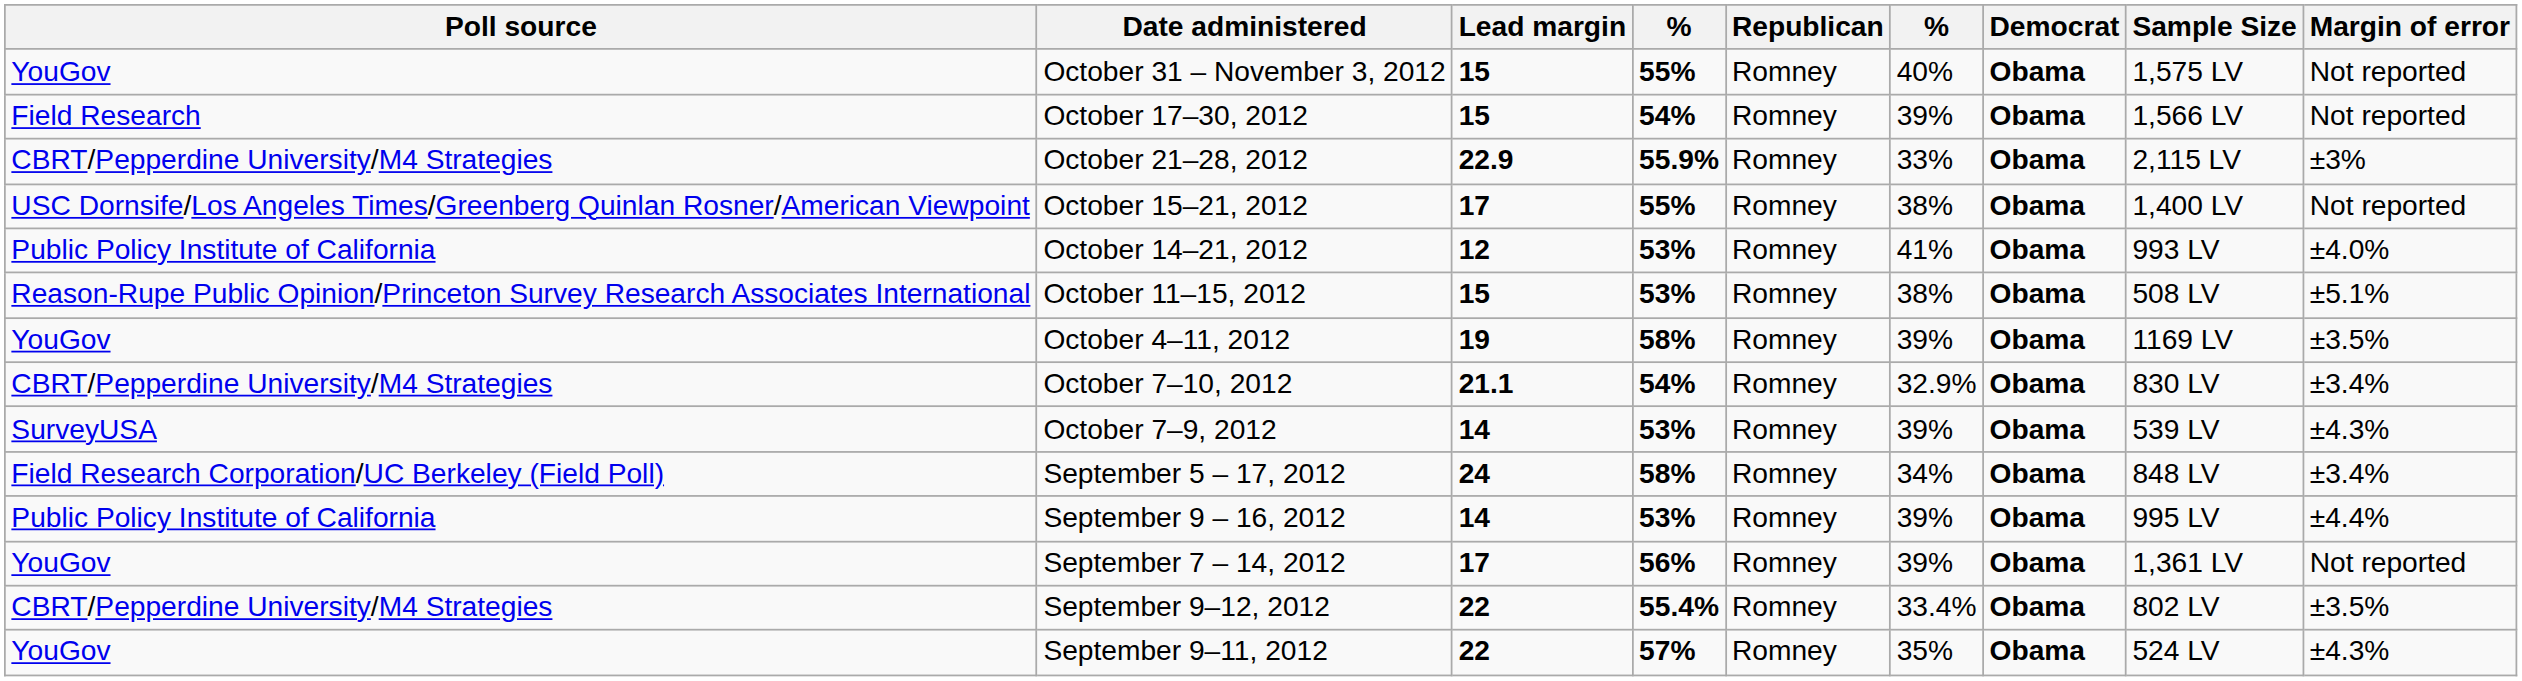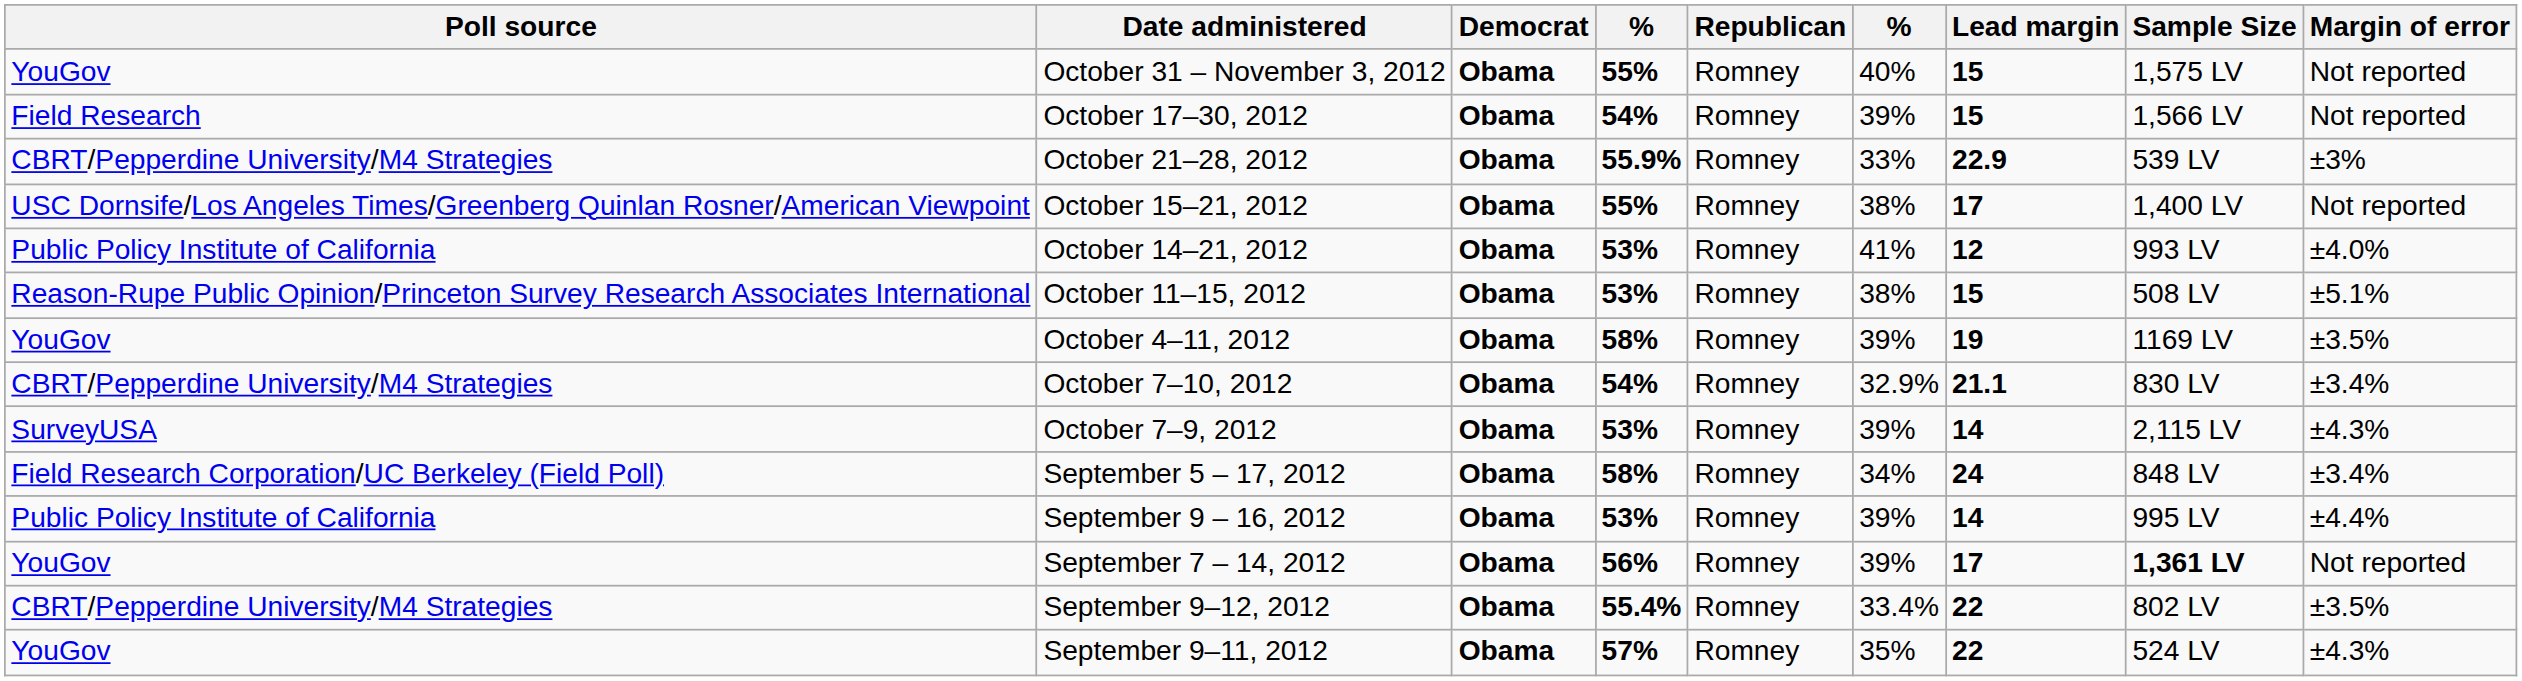columns swapped: (2054, 26) <-> (1542, 26)
(2187, 160) 2,115 LV -> (2176, 160) 539 LV
(2176, 428) 539 LV -> (2187, 428) 2,115 LV
(2188, 562) normal -> (2189, 562) bold
